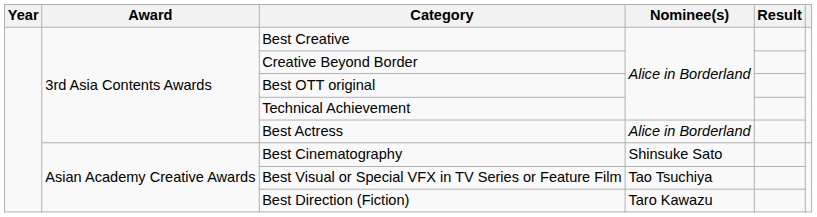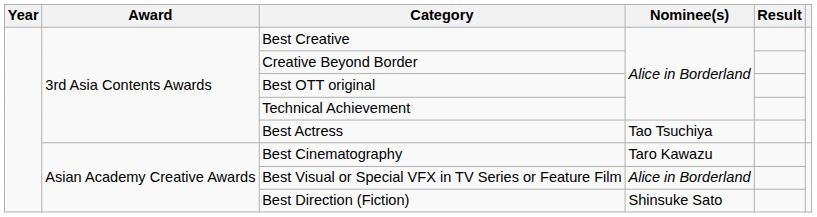(690, 131) Alice in Borderland -> (670, 131) Tao Tsuchiya
(675, 154) Shinsuke Sato -> (671, 154) Taro Kawazu
(670, 177) Tao Tsuchiya -> (690, 177) Alice in Borderland
(671, 200) Taro Kawazu -> (675, 200) Shinsuke Sato
